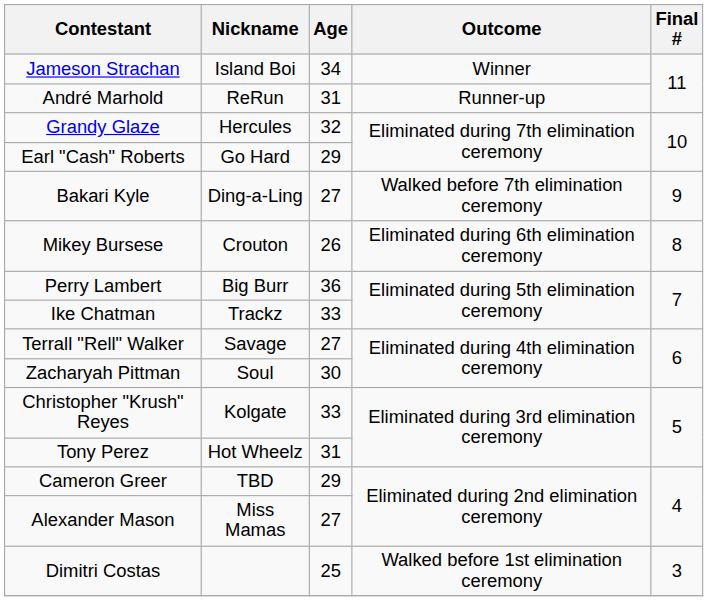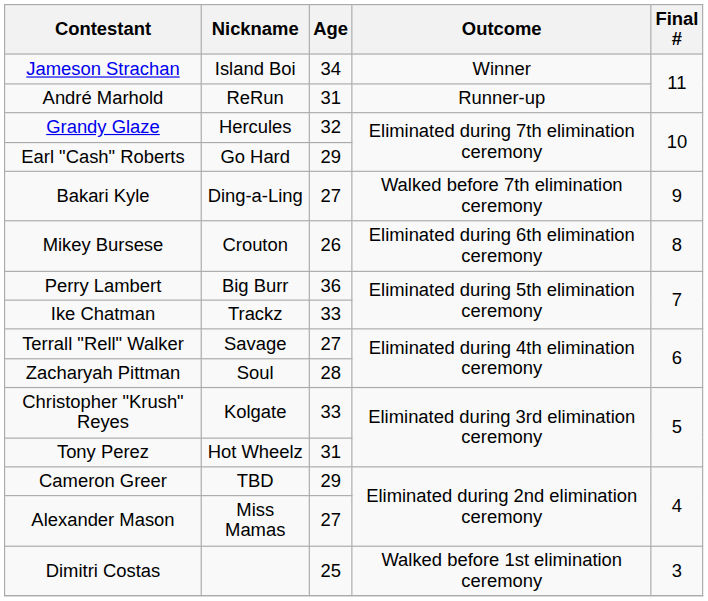(331, 373) 30 -> (331, 373) 28
